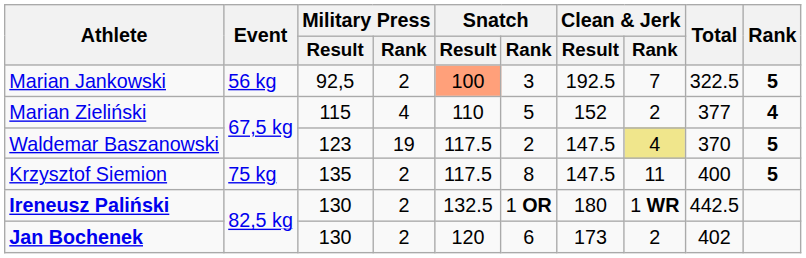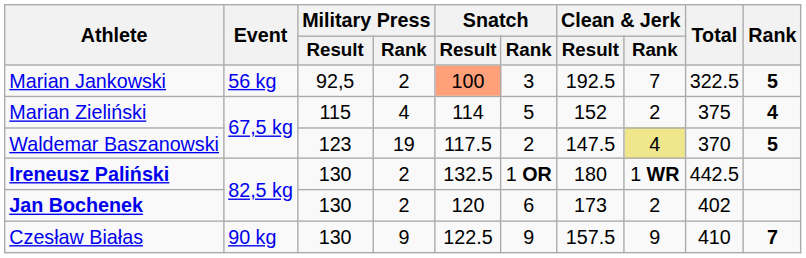(468, 112) 110 -> (468, 112) 114
(714, 112) 377 -> (714, 112) 375
- row: (88, 175)
+ row: (76, 237)
